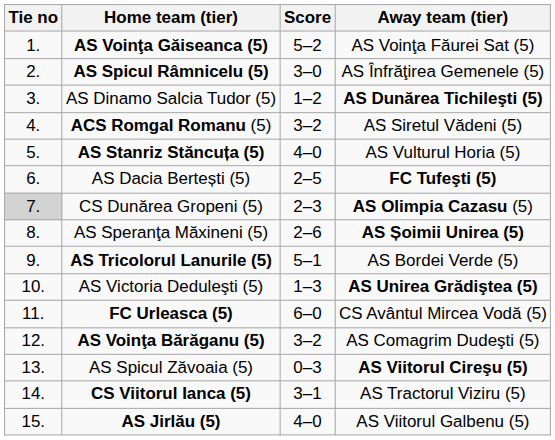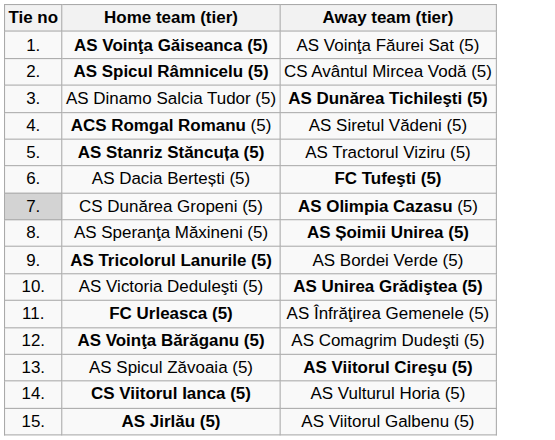- column: (307, 17)
(443, 71) AS Înfrăţirea Gemenele (5) -> (388, 71) CS Avântul Mircea Vodă (5)
(443, 152) AS Vulturul Horia (5) -> (388, 152) AS Tractorul Viziru (5)
(443, 313) CS Avântul Mircea Vodă (5) -> (388, 313) AS Înfrăţirea Gemenele (5)
(443, 394) AS Tractorul Viziru (5) -> (388, 394) AS Vulturul Horia (5)
